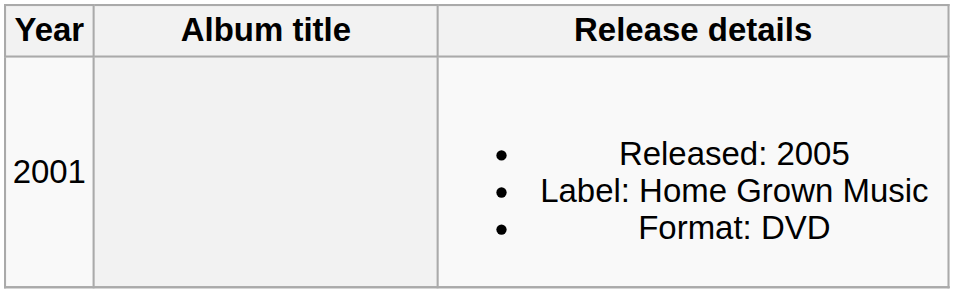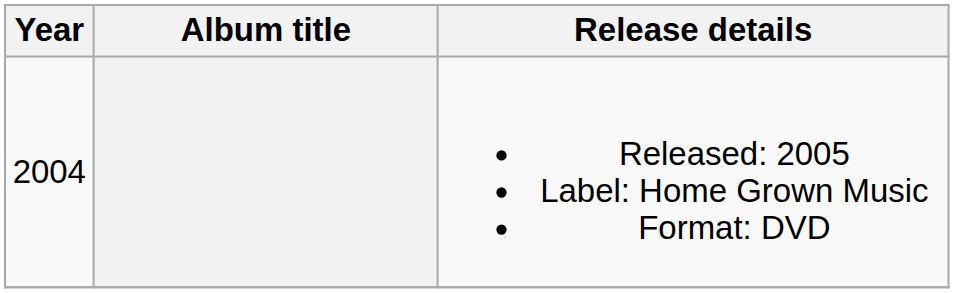(49, 171) 2001 -> (49, 171) 2004
